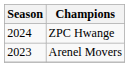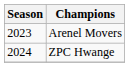rows swapped: (85, 52) <-> (82, 33)
